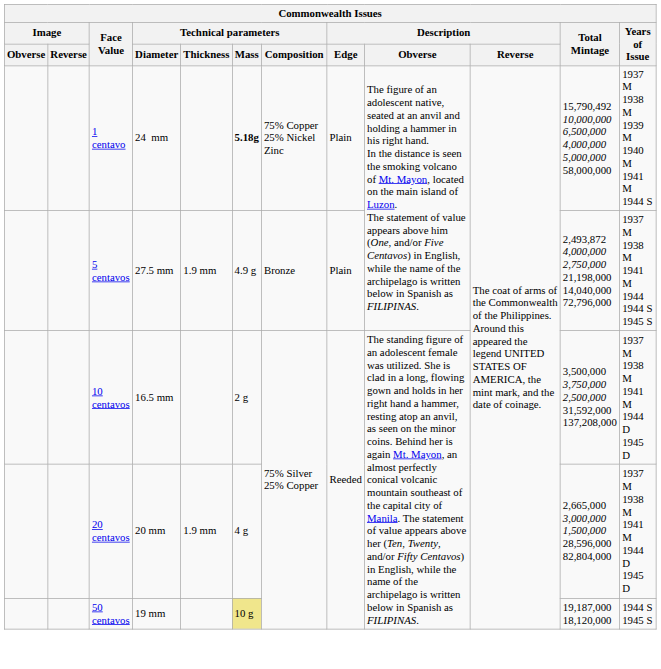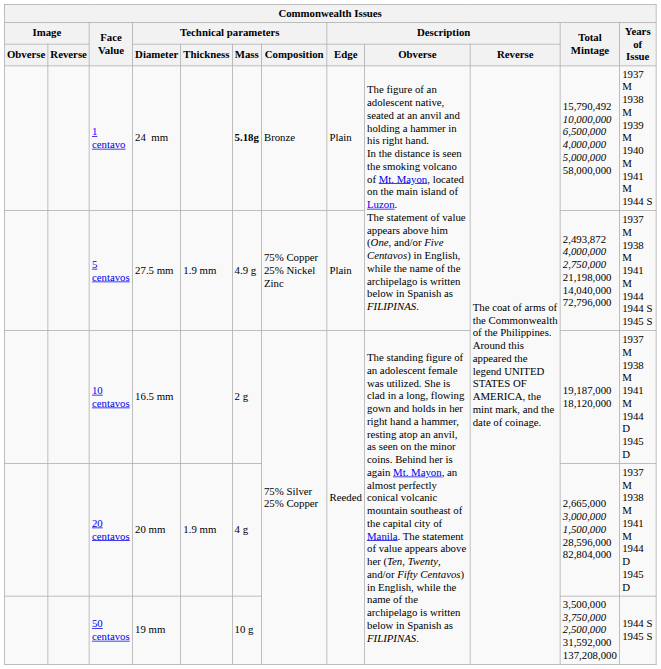(291, 138) 75% Copper 25% Nickel Zinc -> (280, 138) Bronze
(280, 271) Bronze -> (291, 271) 75% Copper 25% Nickel Zinc
(590, 398) 3,500,000 3,750,000 2,500,000 31,592,000 137,208,000 -> (587, 397) 19,187,000 18,120,000
(244, 614) khaki background -> (244, 630) no background
(587, 614) 19,187,000 18,120,000 -> (590, 630) 3,500,000 3,750,000 2,500,000 31,592,000 137,208,000
